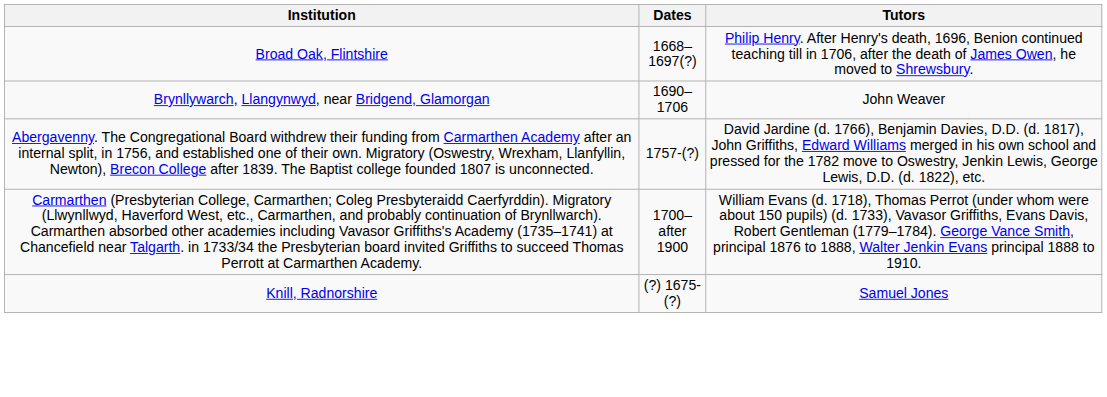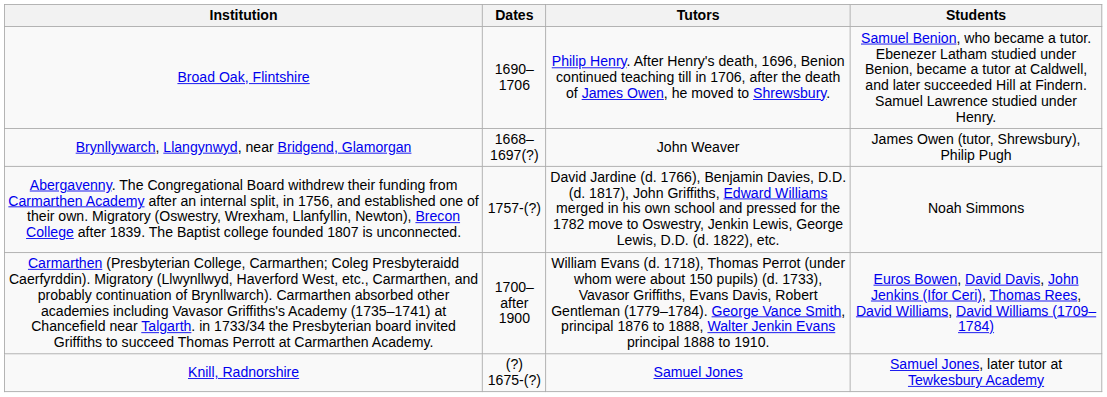+ column: (976, 15)
(672, 53) 1668–1697(?) -> (514, 77) 1690–1706
(672, 99) 1690–1706 -> (514, 147) 1668–1697(?)
